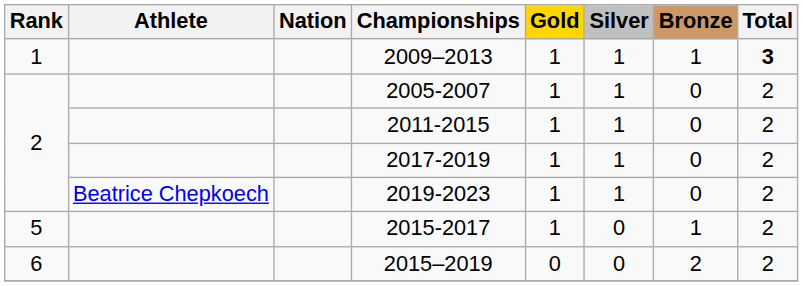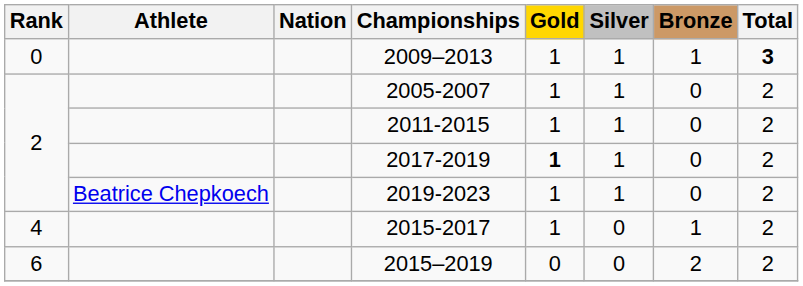(36, 56) 1 -> (36, 56) 0
(555, 159) normal -> (555, 159) bold
(36, 228) 5 -> (36, 228) 4
